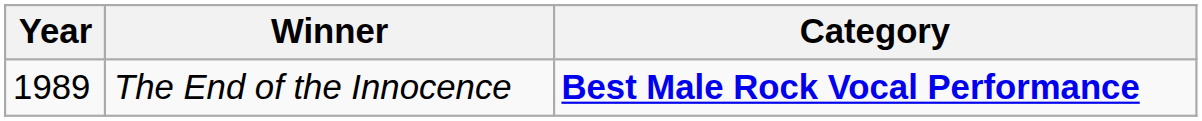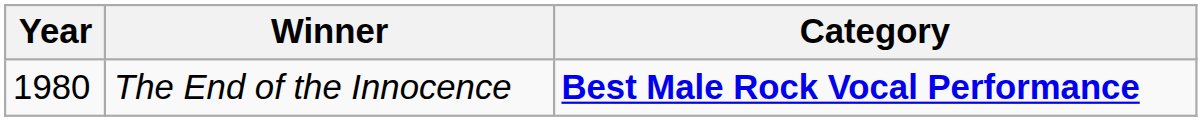(52, 87) 1989 -> (52, 87) 1980
